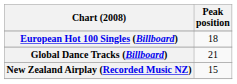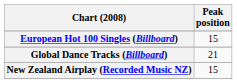(213, 39) 18 -> (213, 39) 15
